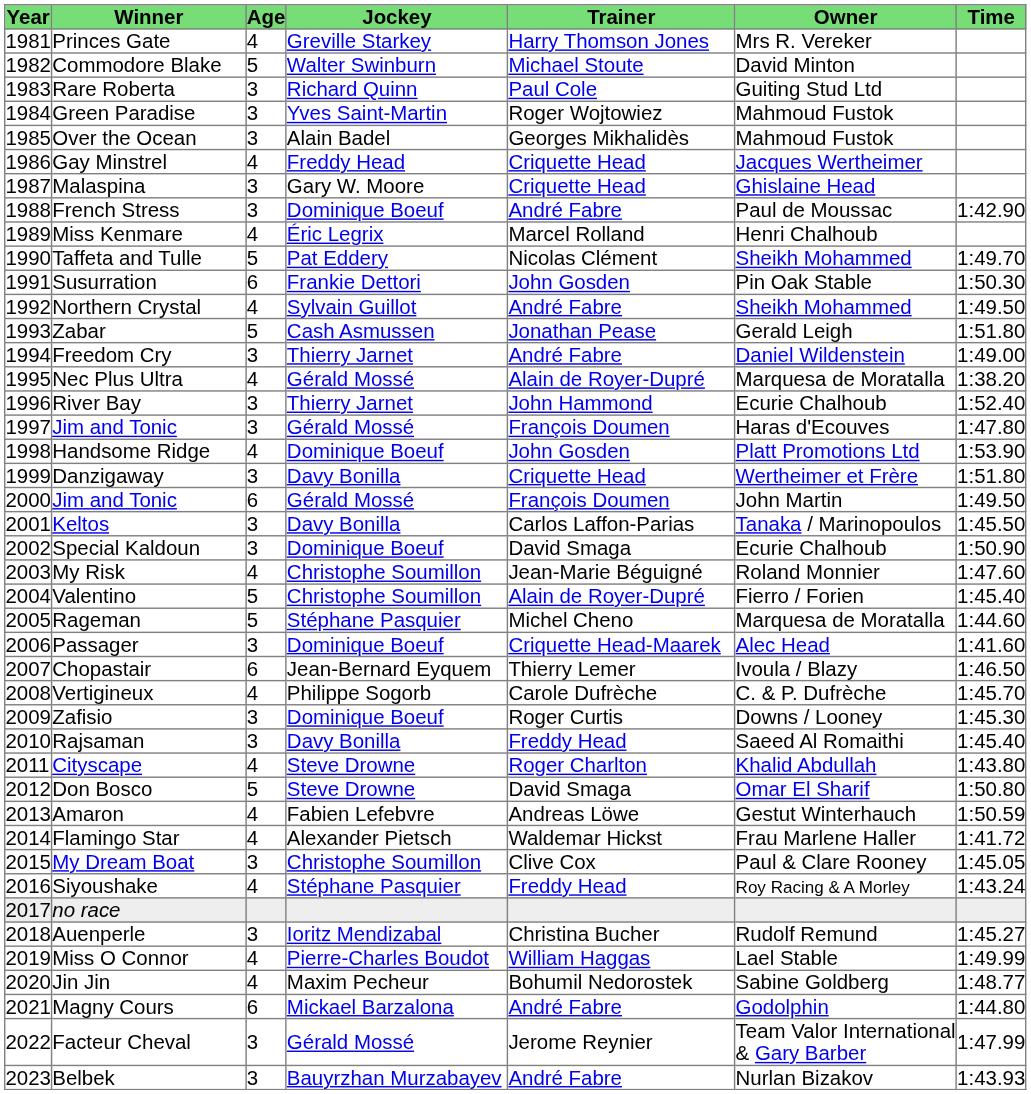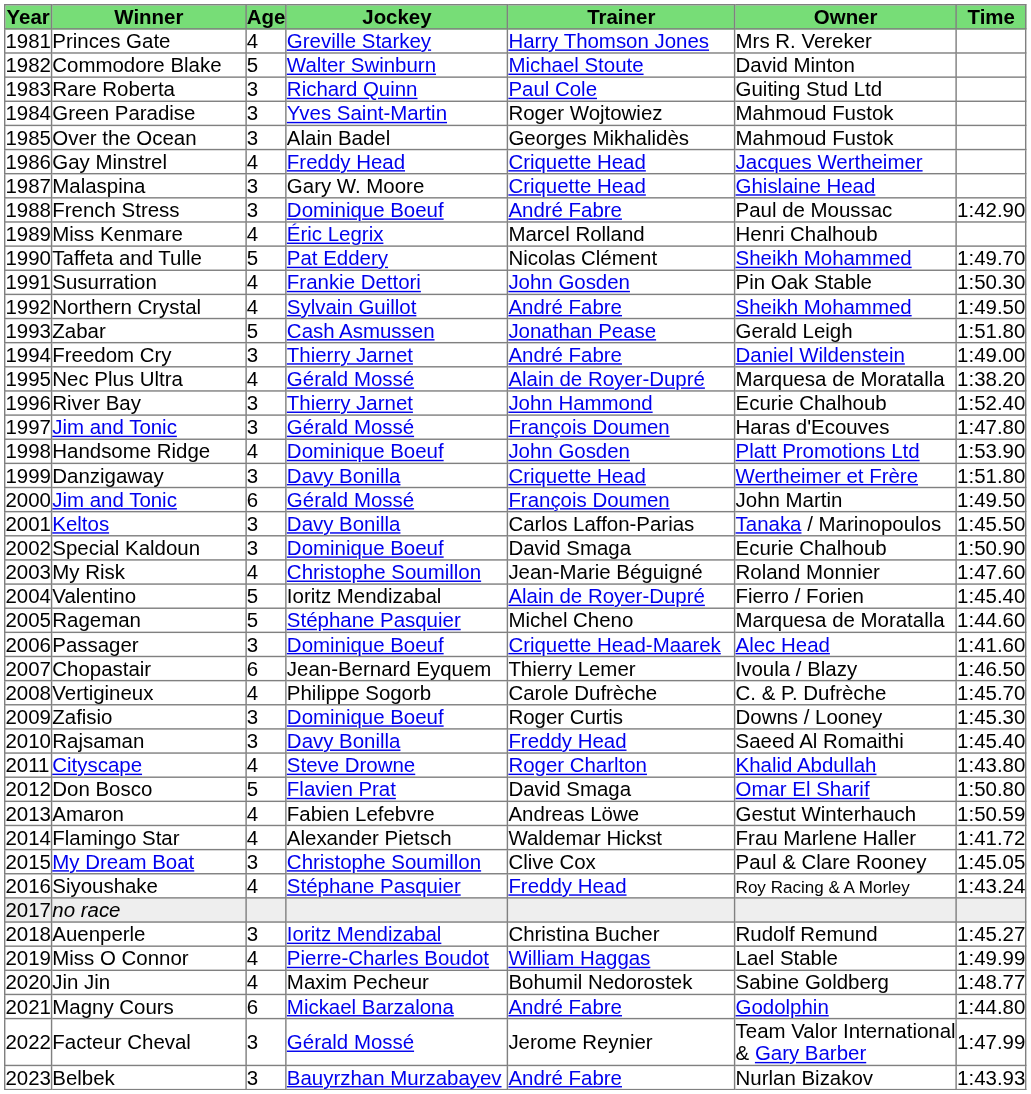(253, 282) 6 -> (253, 282) 4
(384, 596) Christophe Soumillon -> (364, 596) Ioritz Mendizabal
(351, 789) Steve Drowne -> (341, 789) Flavien Prat
